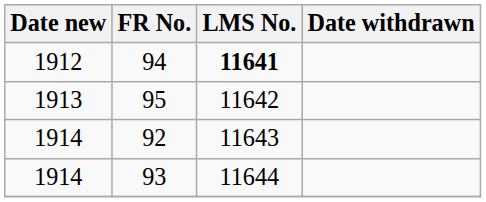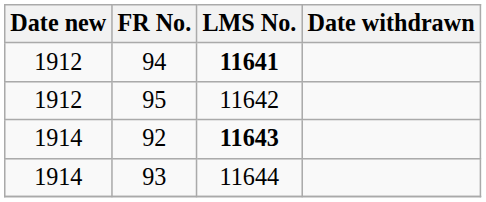(58, 100) 1913 -> (58, 100) 1912
(249, 138) normal -> (249, 138) bold
